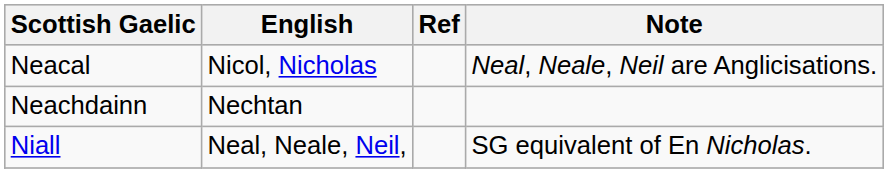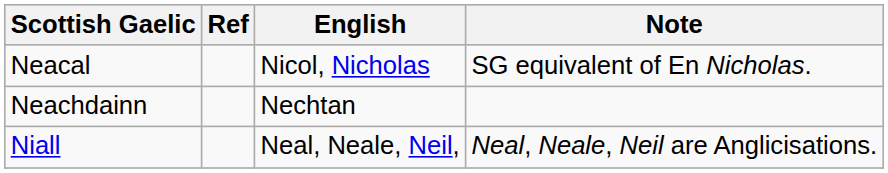columns swapped: (307, 24) <-> (439, 24)
(674, 65) Neal, Neale, Neil are Anglicisations. -> (642, 65) SG equivalent of En Nicholas.
(642, 146) SG equivalent of En Nicholas. -> (674, 146) Neal, Neale, Neil are Anglicisations.
